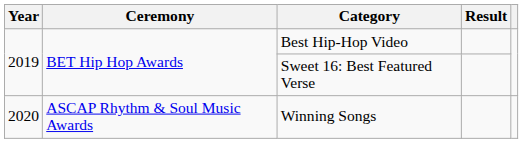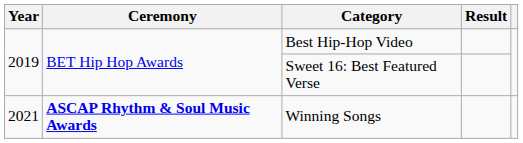(24, 116) 2020 -> (24, 116) 2021
(143, 116) normal -> (148, 116) bold
